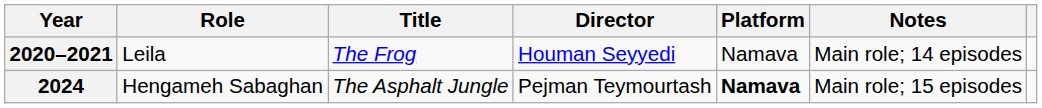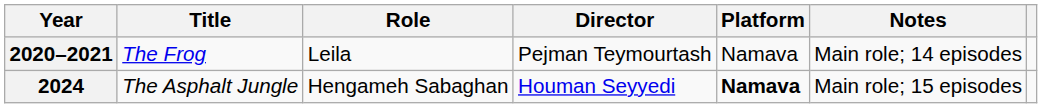columns swapped: (421, 20) <-> (223, 20)
(597, 53) Houman Seyyedi -> (615, 53) Pejman Teymourtash
(615, 86) Pejman Teymourtash -> (597, 86) Houman Seyyedi
